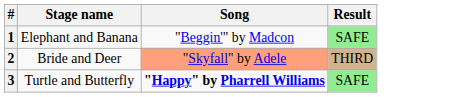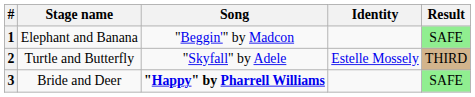+ column: (375, 15)
(79, 59) Bride and Deer -> (79, 59) Turtle and Butterfly
(235, 59) lightsalmon background -> (235, 59) no background
(79, 80) Turtle and Butterfly -> (79, 80) Bride and Deer
